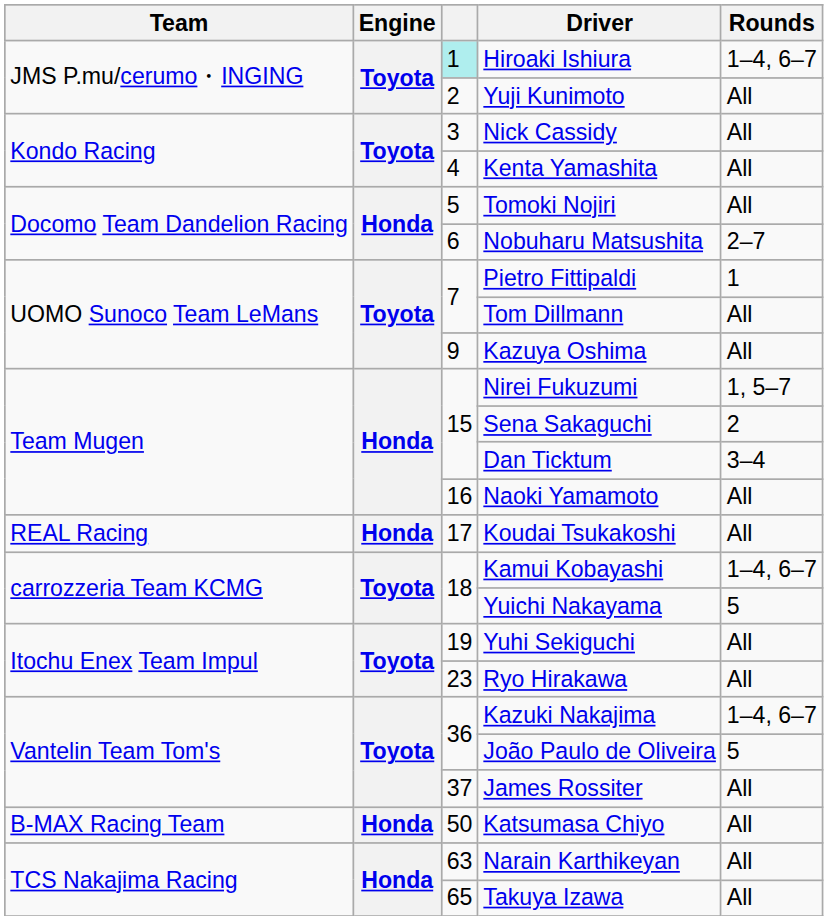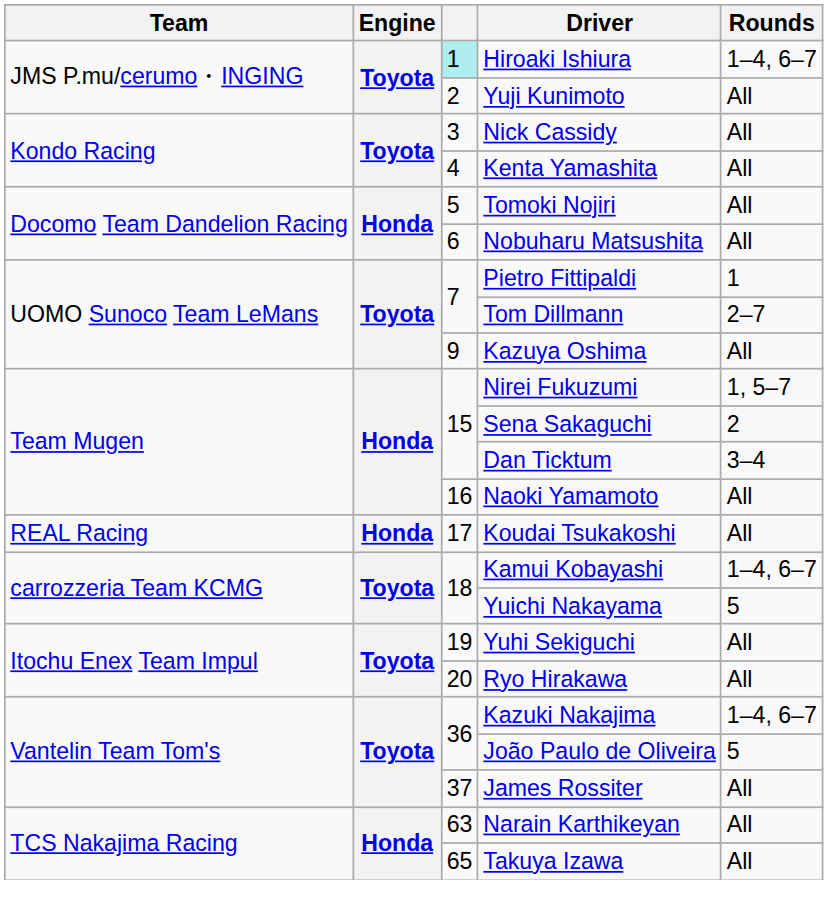(746, 241) 2–7 -> (740, 241) All
(740, 314) All -> (746, 314) 2–7
(460, 679) 23 -> (460, 679) 20
- row: (574, 824)
